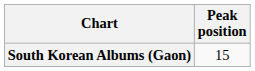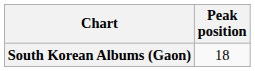(222, 54) 15 -> (222, 54) 18
